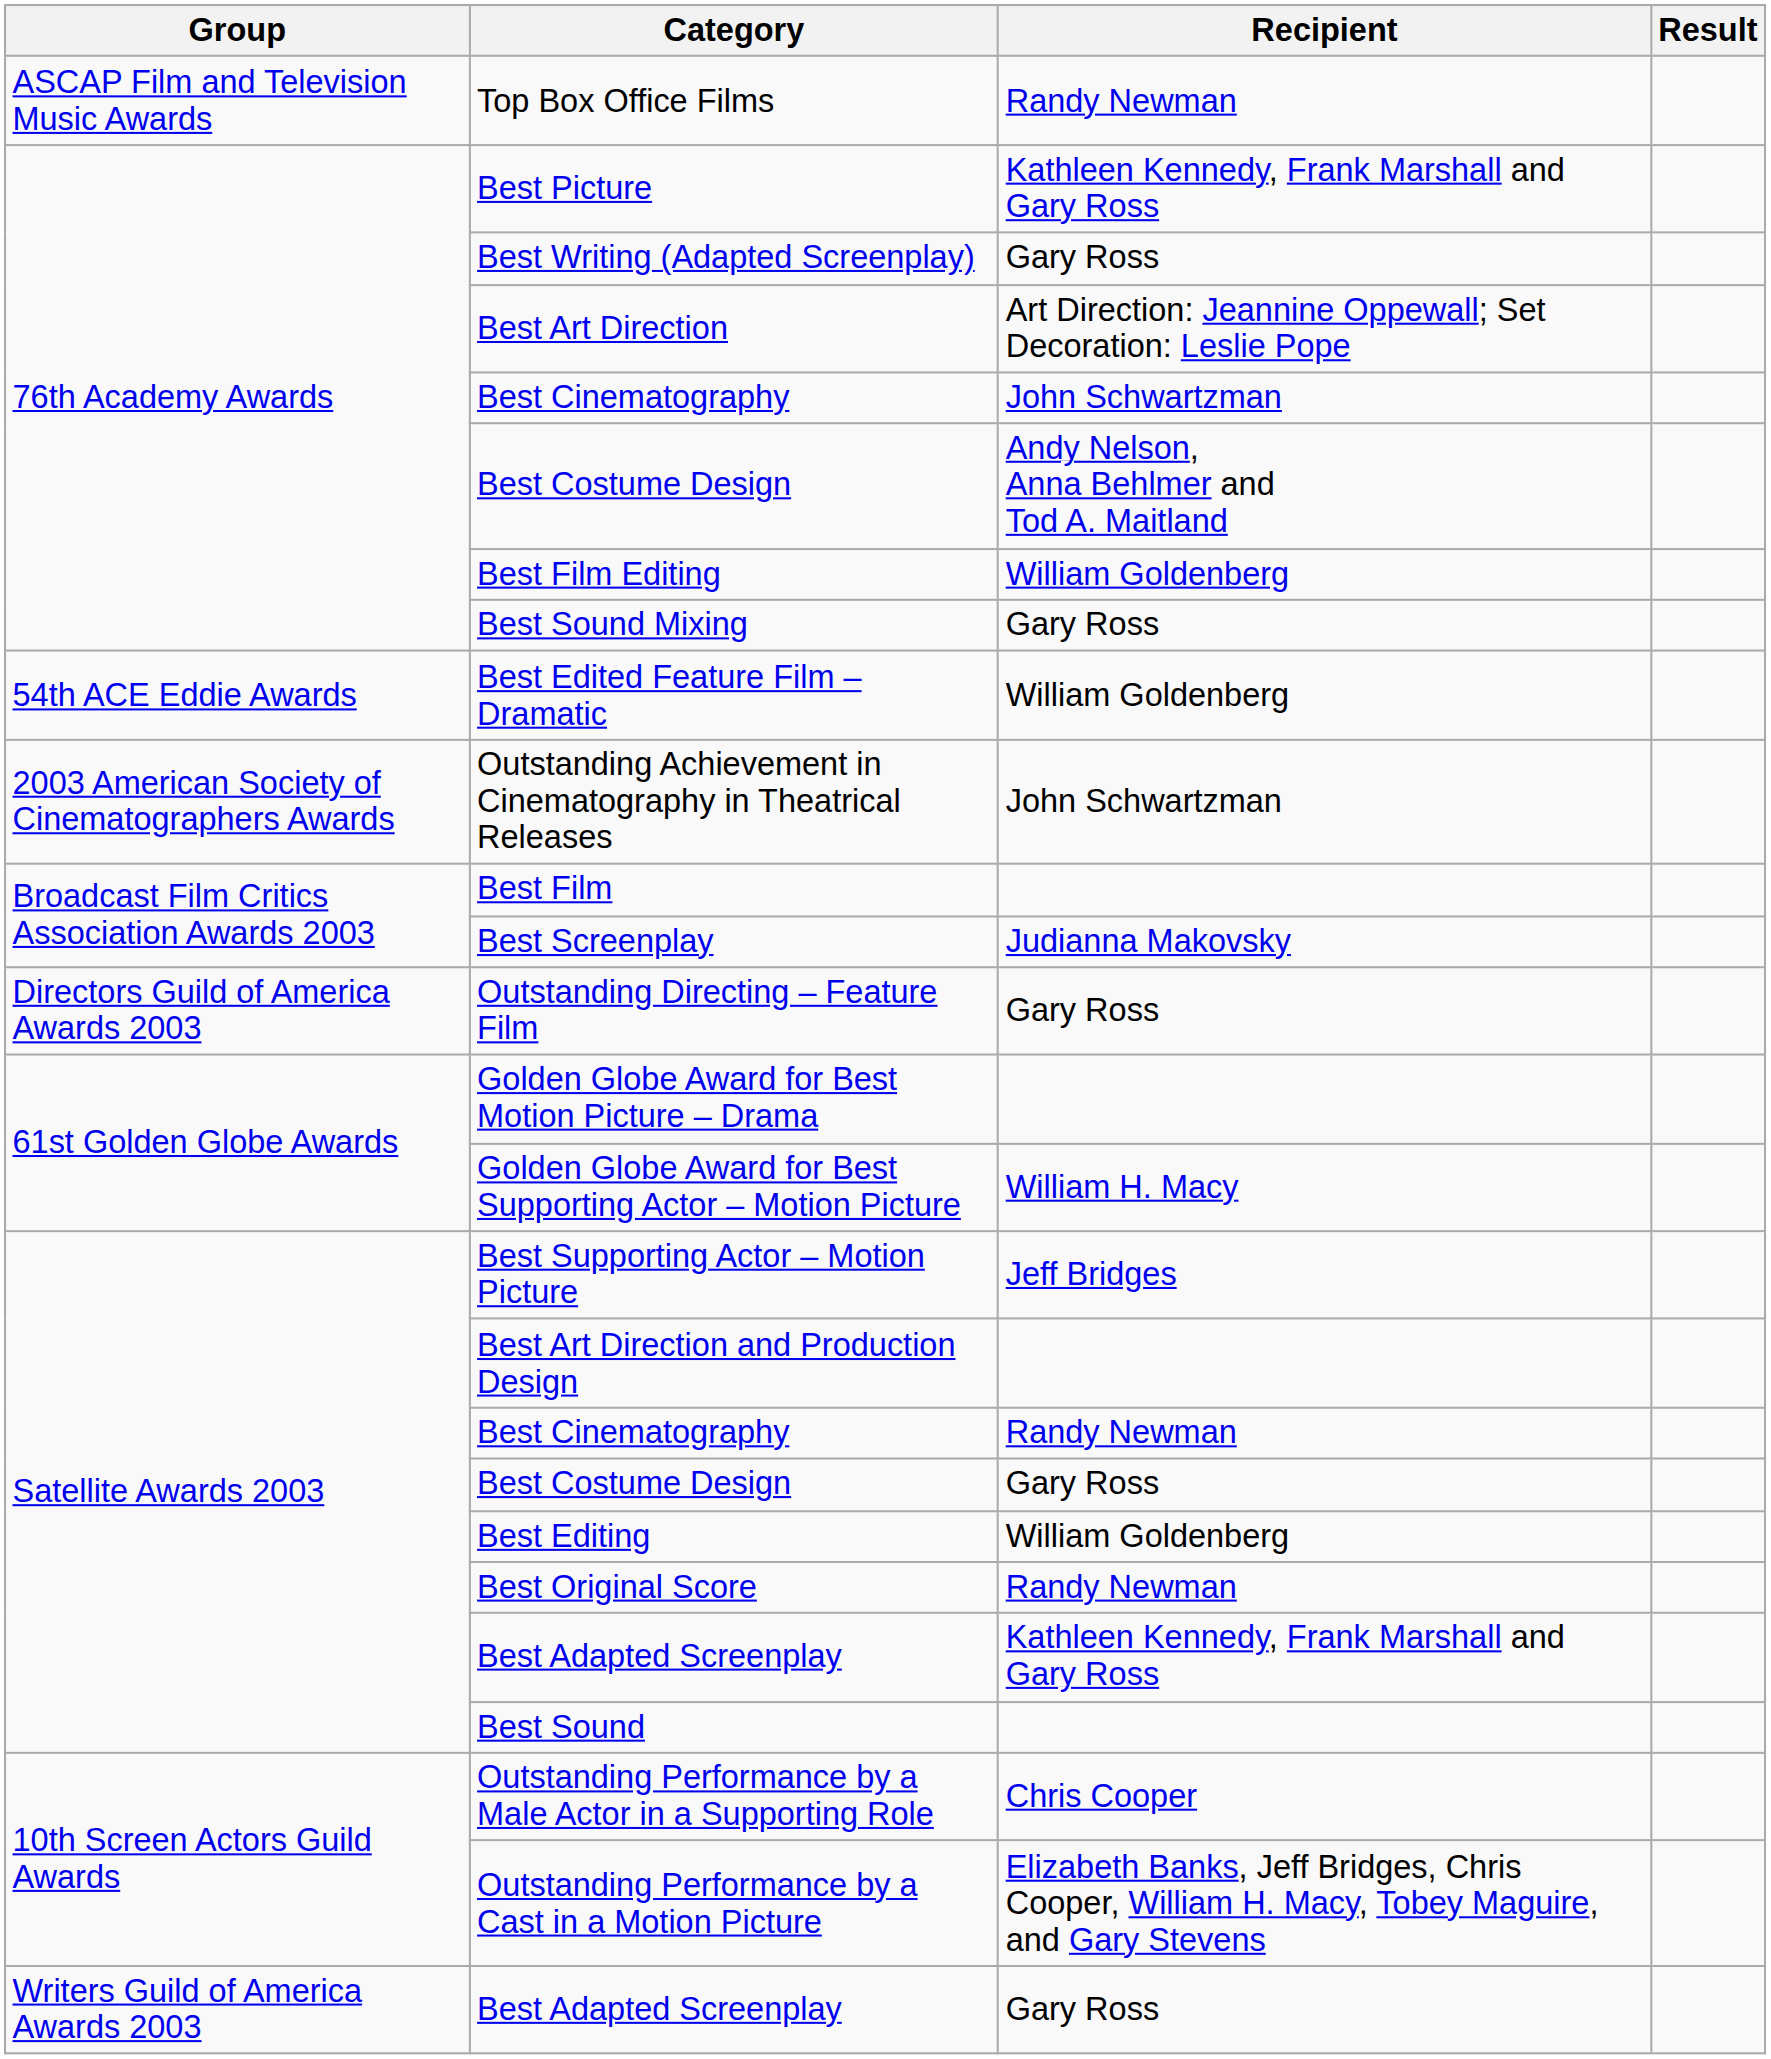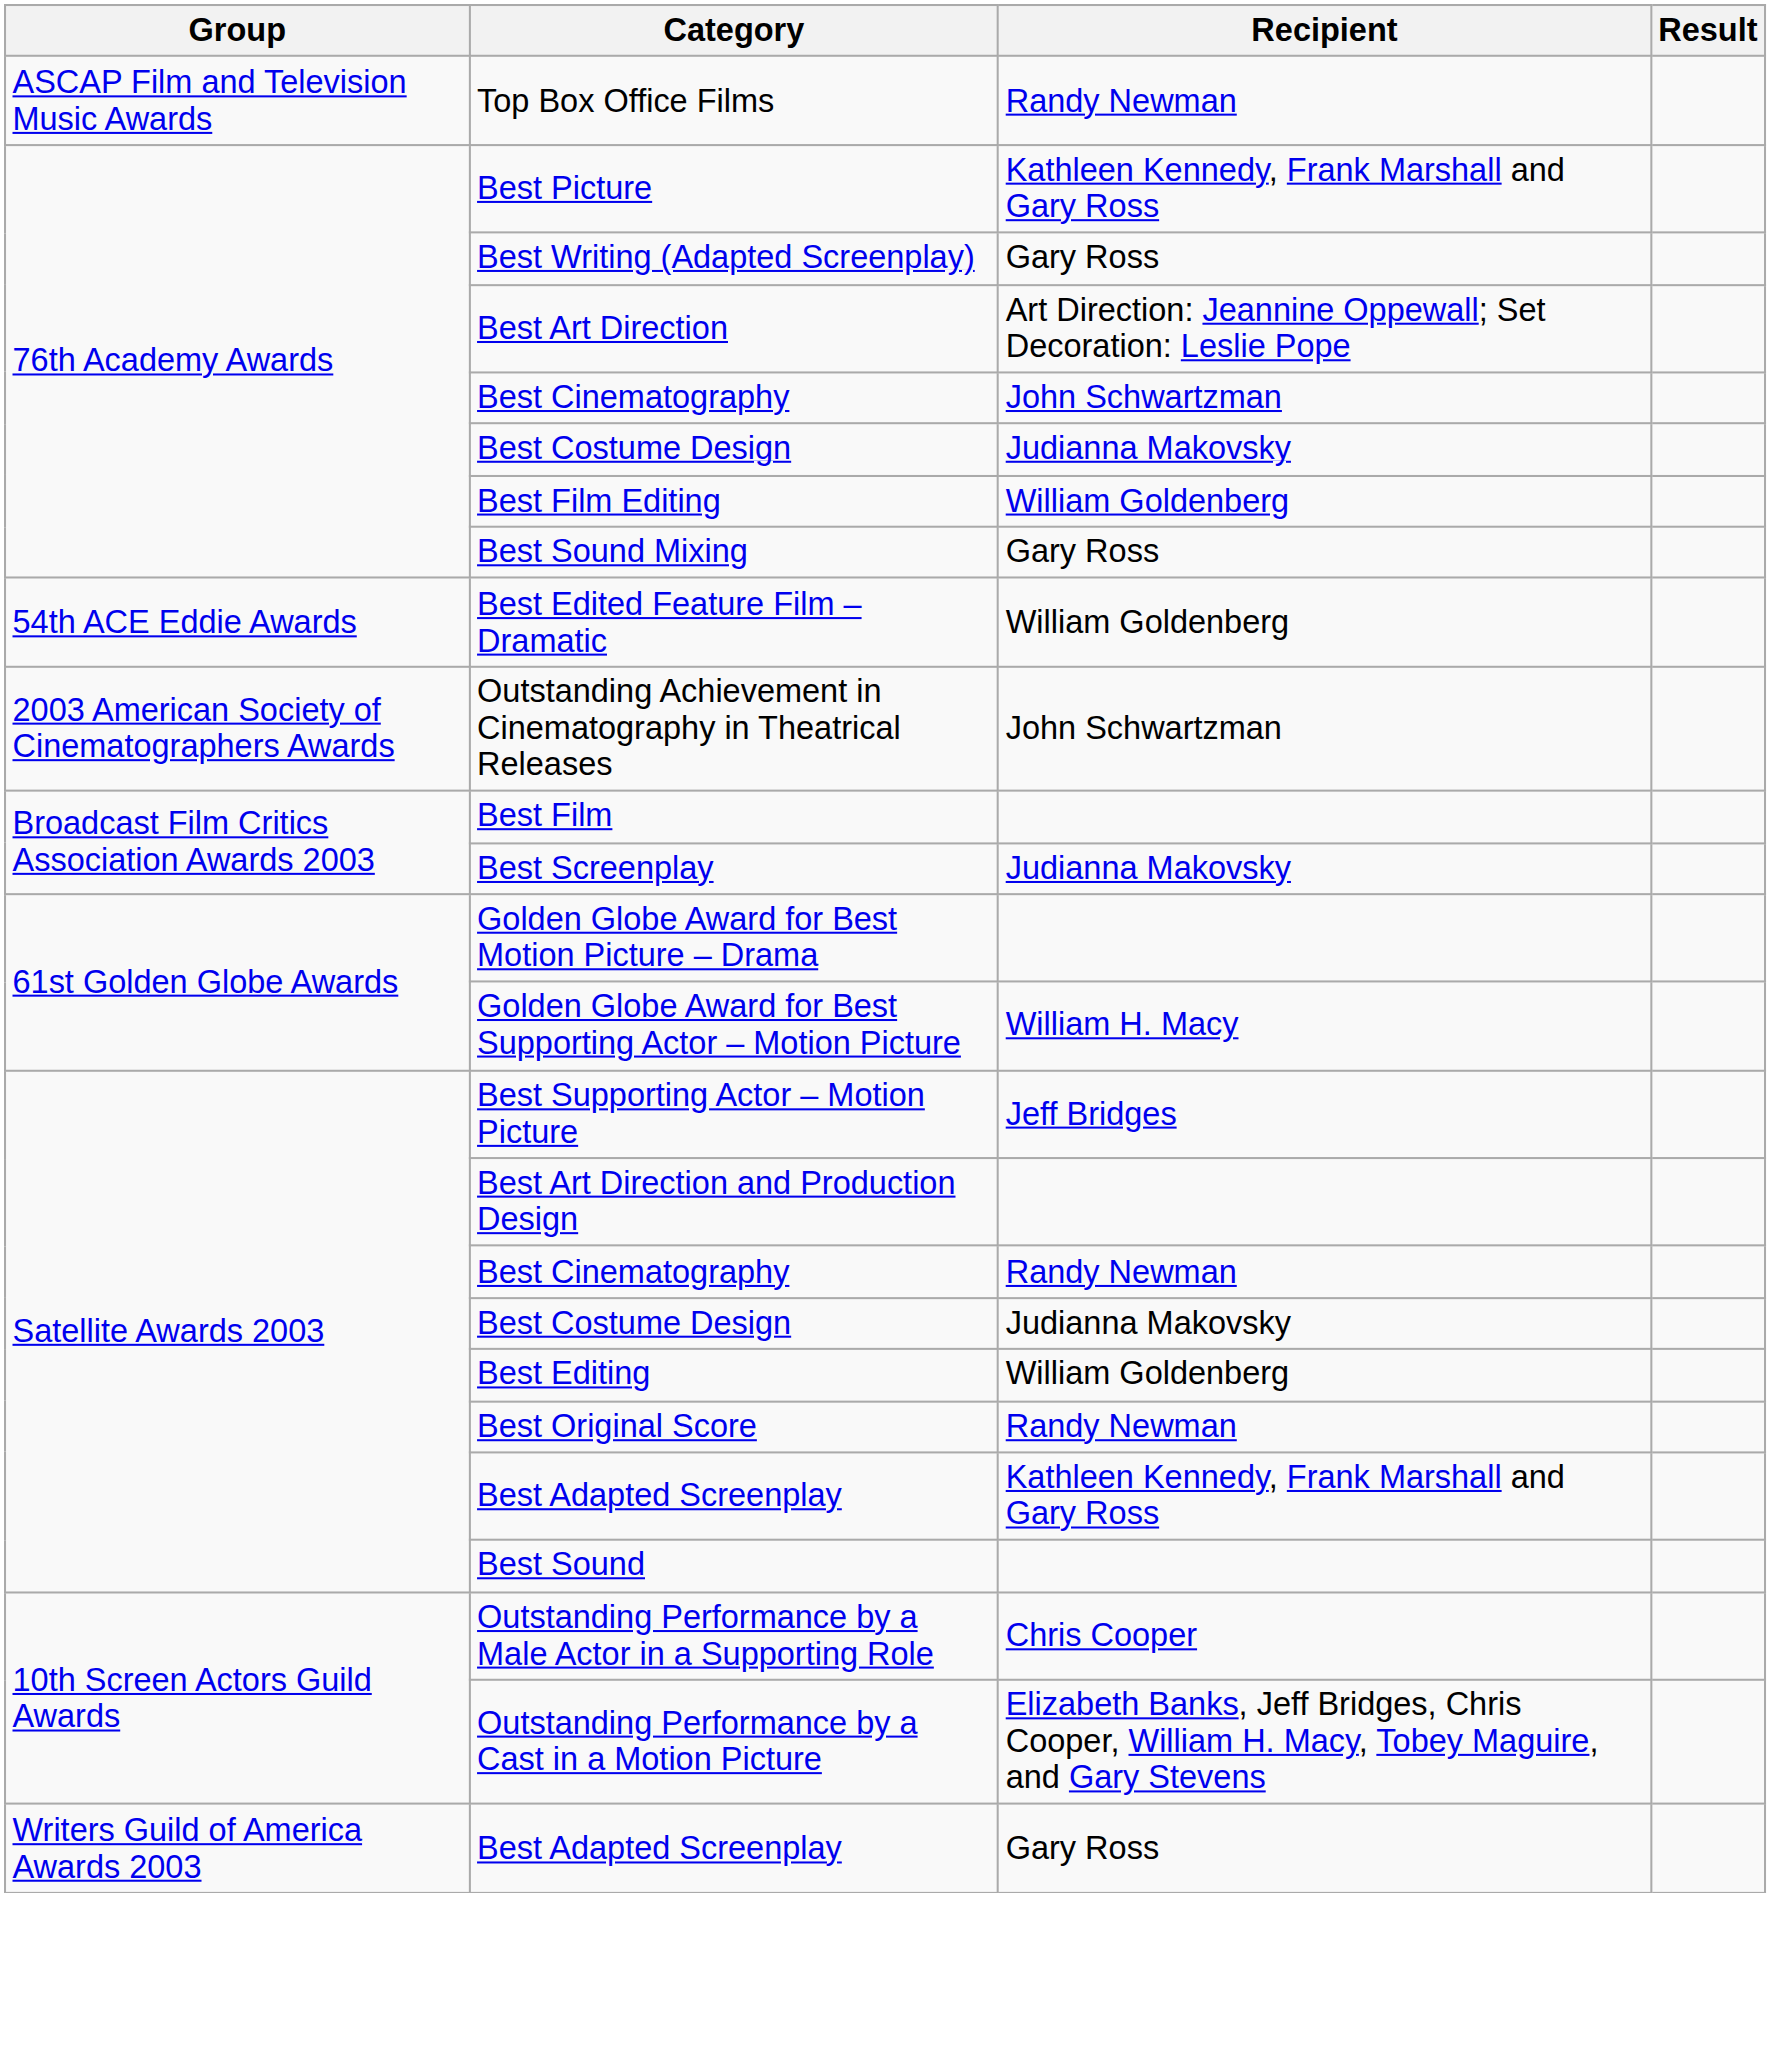(1140, 485) Andy Nelson, Anna Behlmer and Tod A. Maitland -> (1148, 448) Judianna Makovsky
- row: (201, 1010)
(1082, 1483) Gary Ross -> (1148, 1322) Judianna Makovsky
